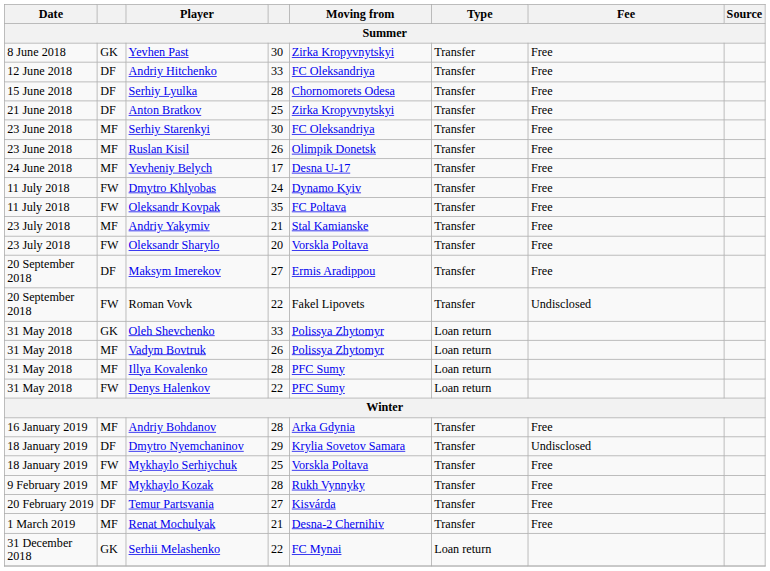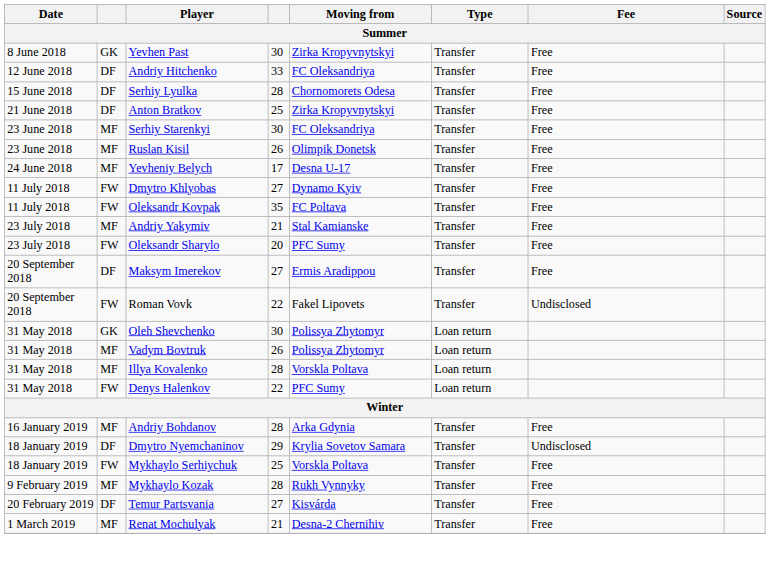(277, 187) 24 -> (277, 187) 27
(330, 245) Vorskla Poltava -> (318, 245) PFC Sumy
(277, 330) 33 -> (277, 330) 30
(318, 369) PFC Sumy -> (330, 369) Vorskla Poltava
- row: (174, 549)
